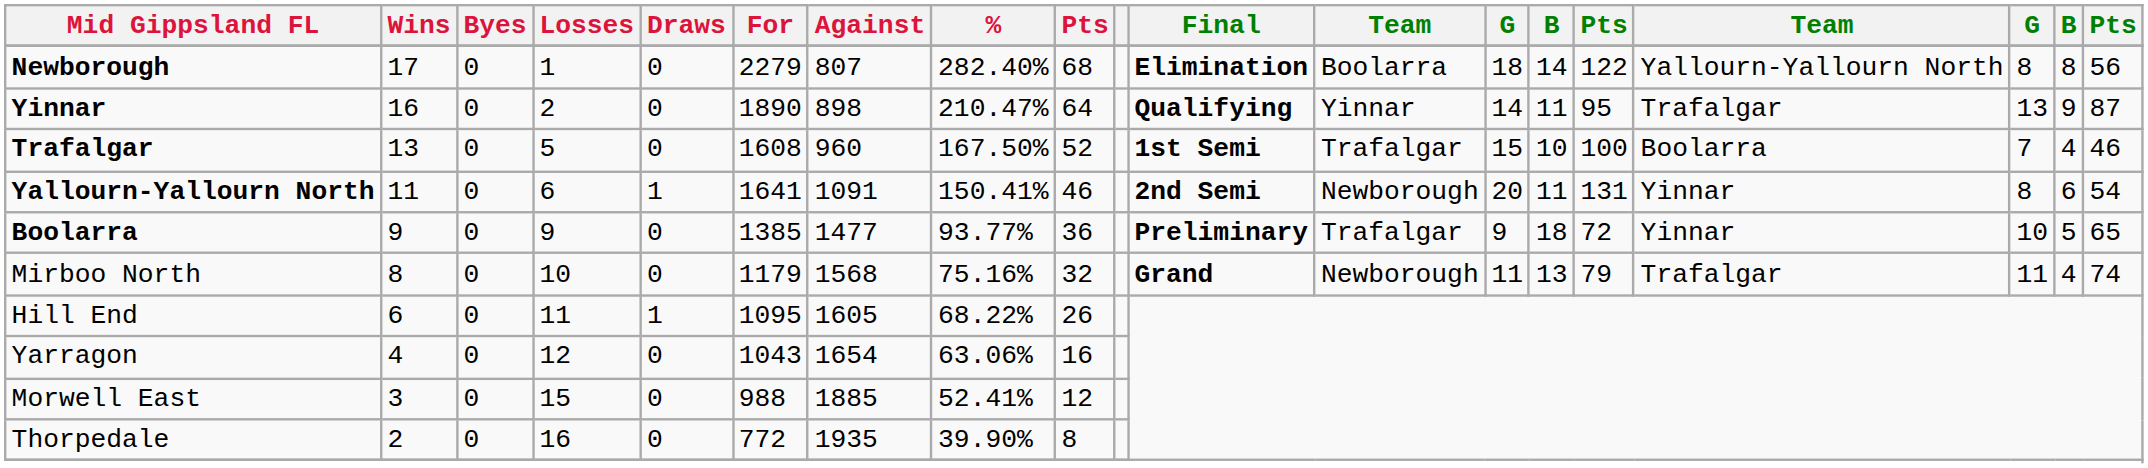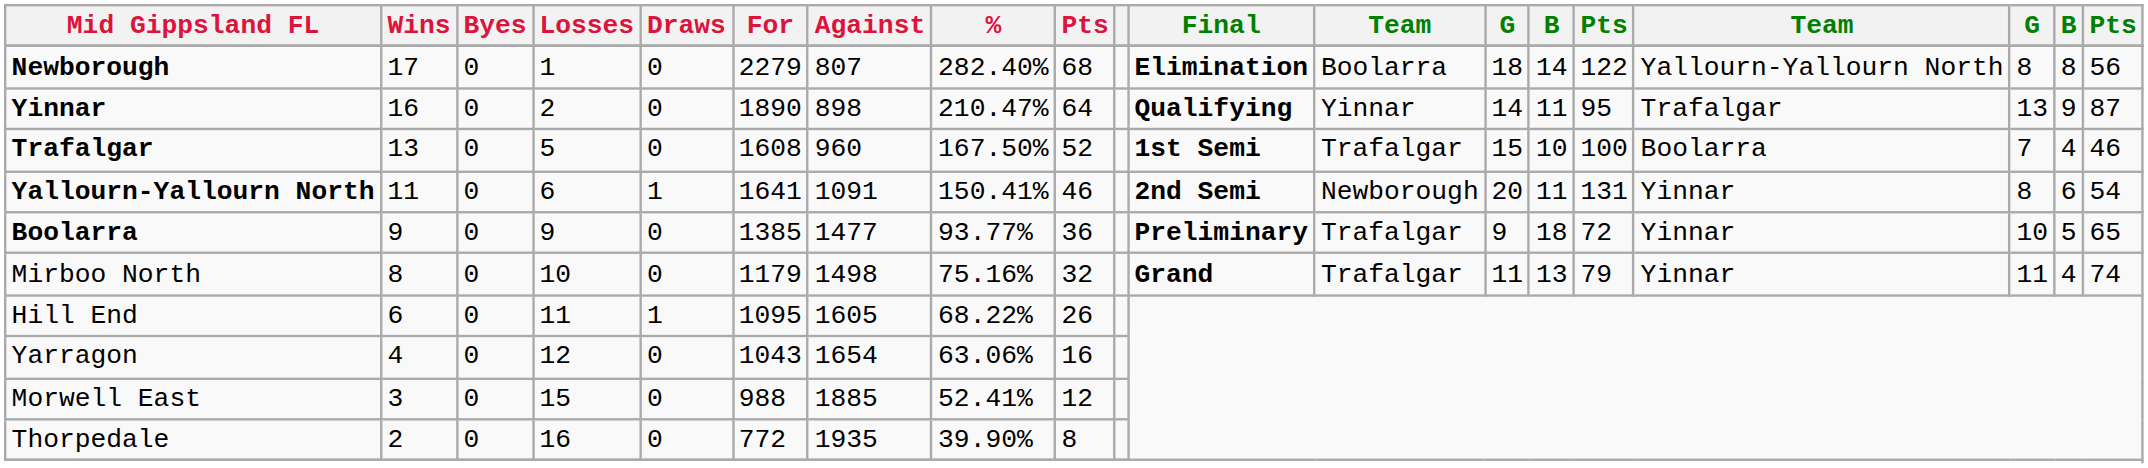(846, 275) 1568 -> (846, 275) 1498
(1400, 275) Newborough -> (1392, 275) Trafalgar
(1712, 275) Trafalgar -> (1688, 275) Yinnar
